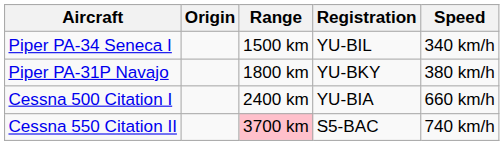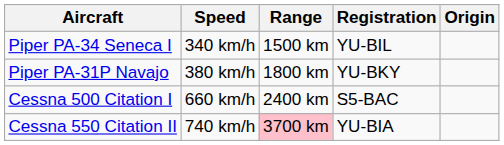columns swapped: (460, 18) <-> (210, 18)
(345, 99) YU-BIA -> (368, 99) S5-BAC
(348, 126) S5-BAC -> (365, 126) YU-BIA
